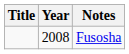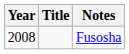columns swapped: (56, 15) <-> (21, 15)
